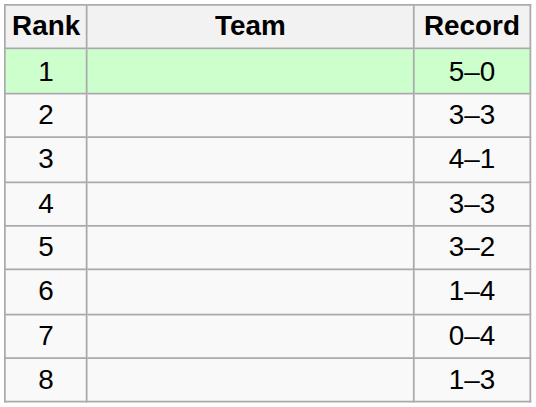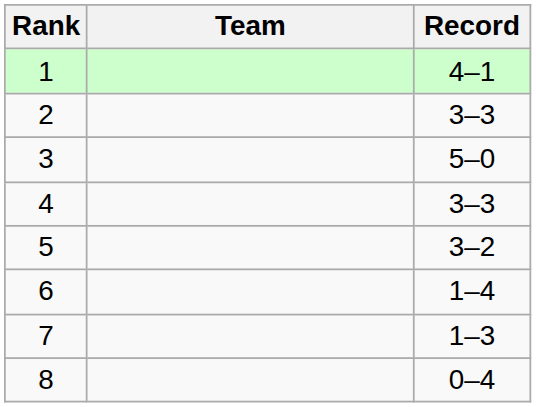(472, 70) 5–0 -> (472, 70) 4–1
(472, 159) 4–1 -> (472, 159) 5–0
(472, 335) 0–4 -> (472, 335) 1–3
(472, 379) 1–3 -> (472, 379) 0–4
